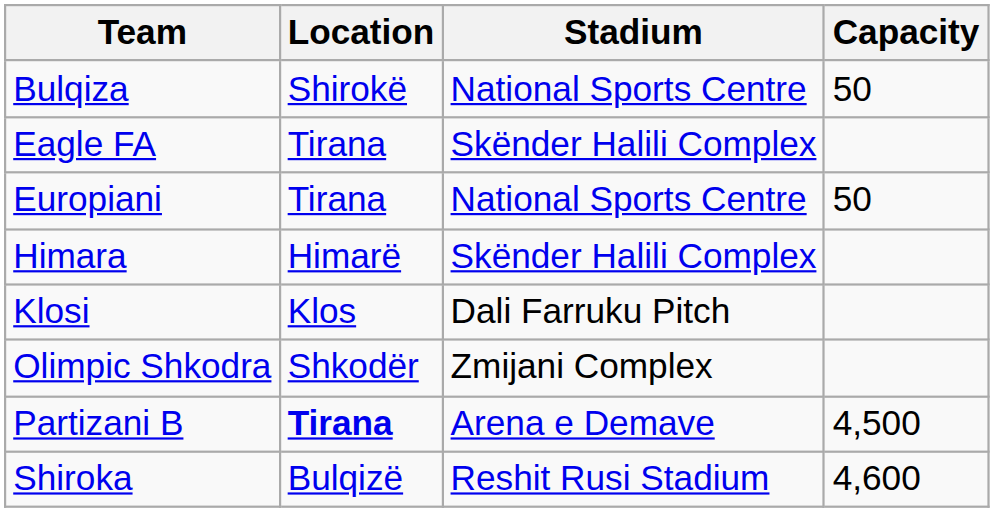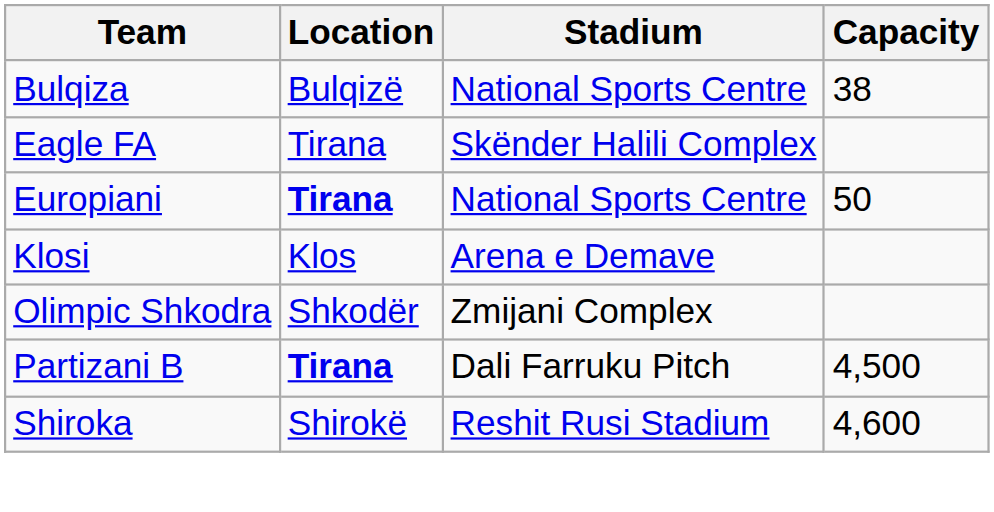(347, 88) Shirokë -> (345, 88) Bulqizë
(852, 88) 50 -> (852, 88) 38
(337, 199) normal -> (340, 199) bold
- row: (70, 255)
(590, 311) Dali Farruku Pitch -> (583, 255) Arena e Demave
(583, 423) Arena e Demave -> (590, 367) Dali Farruku Pitch
(345, 479) Bulqizë -> (347, 423) Shirokë
